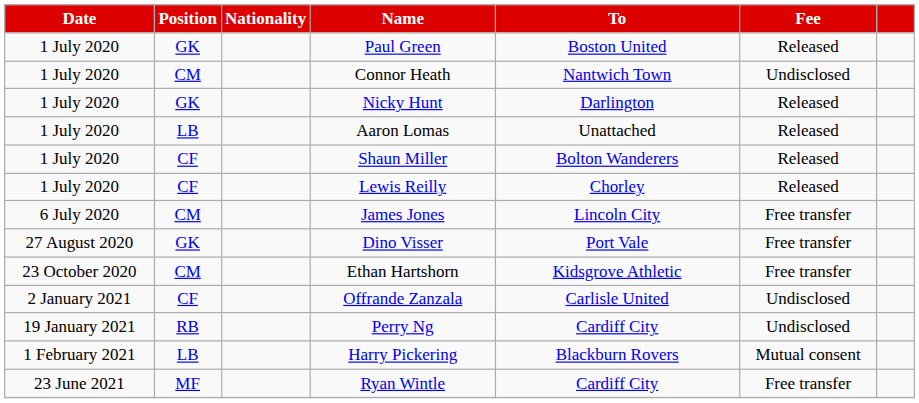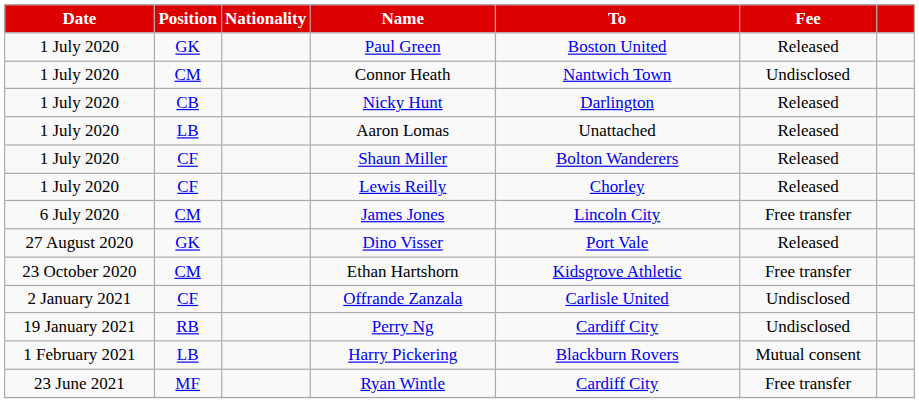(188, 102) GK -> (188, 102) CB
(808, 243) Free transfer -> (808, 243) Released
